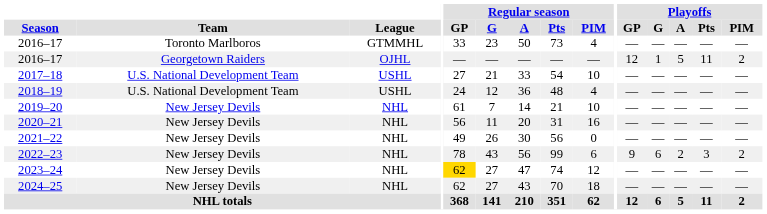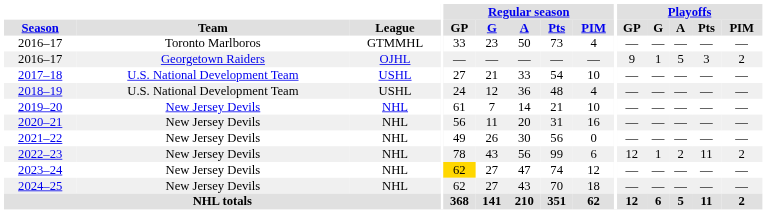(632, 59) 12 -> (632, 59) 9
(706, 59) 11 -> (706, 59) 3
(632, 154) 9 -> (632, 154) 12
(658, 154) 6 -> (658, 154) 1
(706, 154) 3 -> (706, 154) 11
